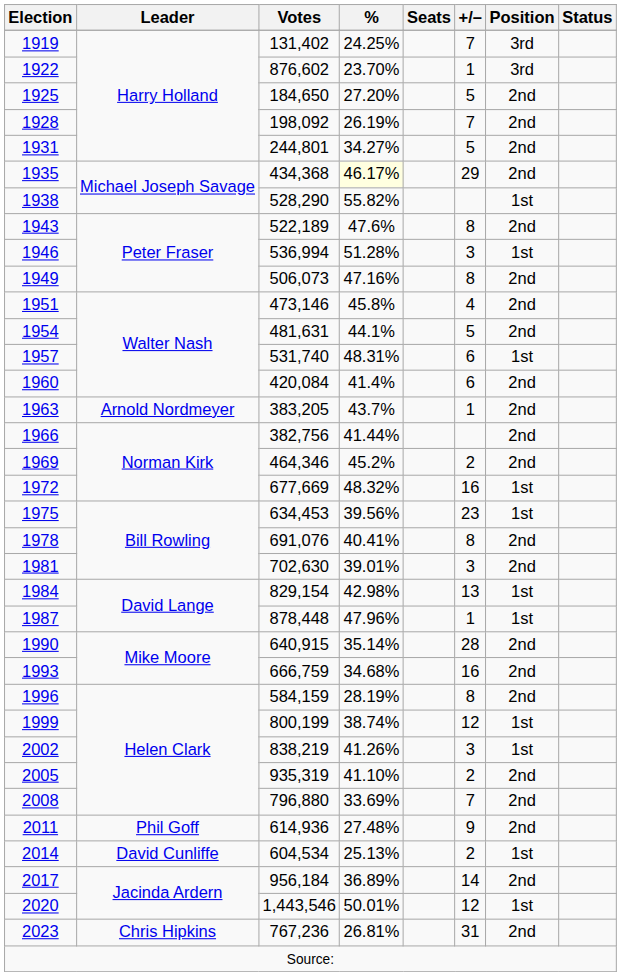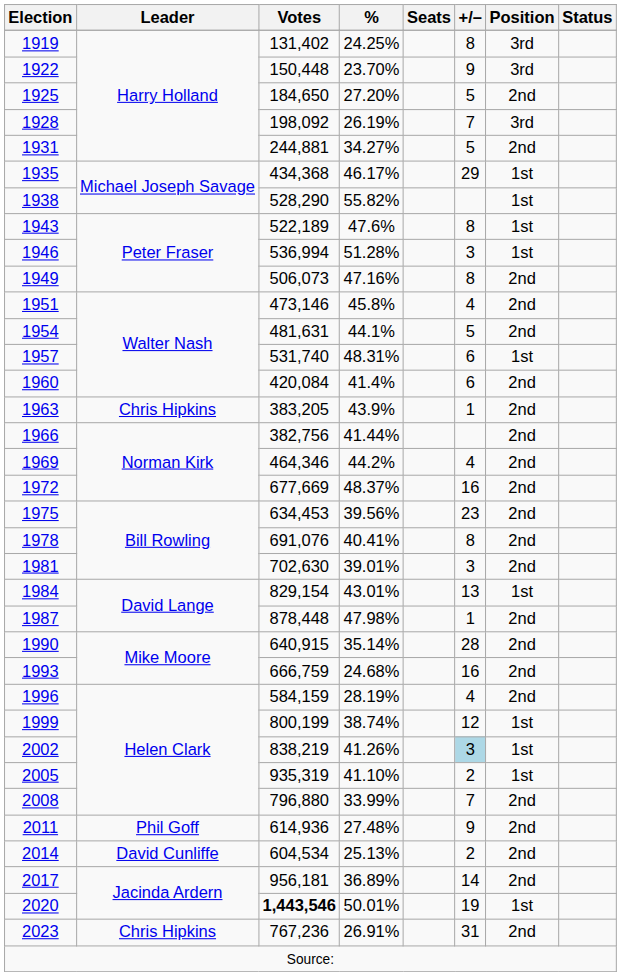(470, 43) 7 -> (470, 43) 8
(299, 69) 876,602 -> (299, 69) 150,448
(470, 69) 1 -> (470, 69) 9
(522, 122) 2nd -> (522, 122) 3rd
(299, 148) 244,801 -> (299, 148) 244,881
(371, 174) lightyellow background -> (371, 174) no background
(522, 174) 2nd -> (522, 174) 1st
(522, 226) 2nd -> (522, 226) 1st
(168, 409) Arnold Nordmeyer -> (167, 409) Chris Hipkins
(371, 409) 43.7% -> (371, 409) 43.9%
(371, 461) 45.2% -> (371, 461) 44.2%
(470, 461) 2 -> (470, 461) 4
(371, 488) 48.32% -> (371, 488) 48.37%
(522, 488) 1st -> (522, 488) 2nd
(522, 514) 1st -> (522, 514) 2nd
(371, 592) 42.98% -> (371, 592) 43.01%
(371, 618) 47.96% -> (371, 618) 47.98%
(522, 618) 1st -> (522, 618) 2nd
(371, 670) 34.68% -> (371, 670) 24.68%
(470, 697) 8 -> (470, 697) 4
(470, 749) no background -> (470, 749) lightblue background
(522, 775) 2nd -> (522, 775) 1st
(371, 801) 33.69% -> (371, 801) 33.99%
(522, 853) 1st -> (522, 853) 2nd
(299, 880) 956,184 -> (299, 880) 956,181
(299, 906) normal -> (299, 906) bold
(470, 906) 12 -> (470, 906) 19
(371, 932) 26.81% -> (371, 932) 26.91%
